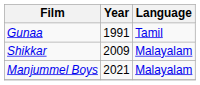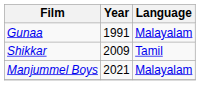(149, 32) Tamil -> (164, 32) Malayalam
(164, 51) Malayalam -> (149, 51) Tamil
